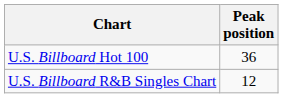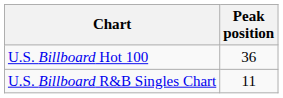(249, 81) 12 -> (249, 81) 11
